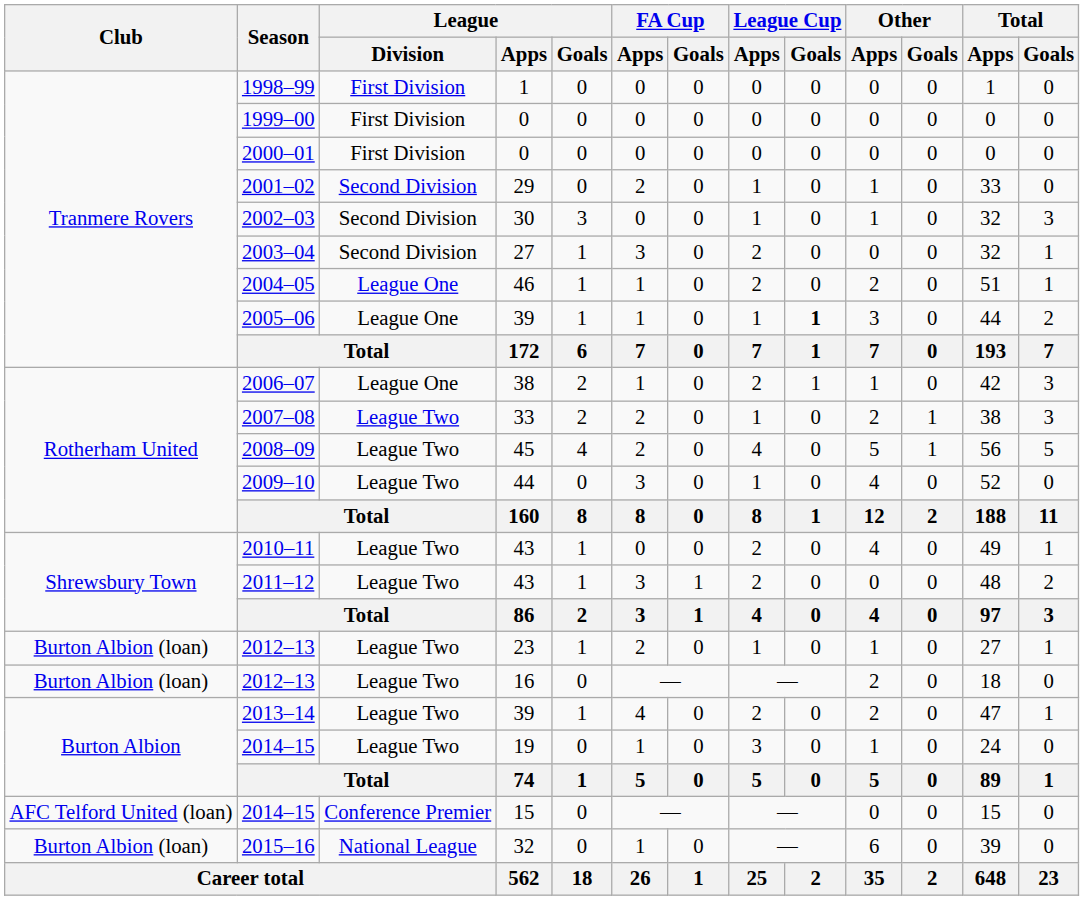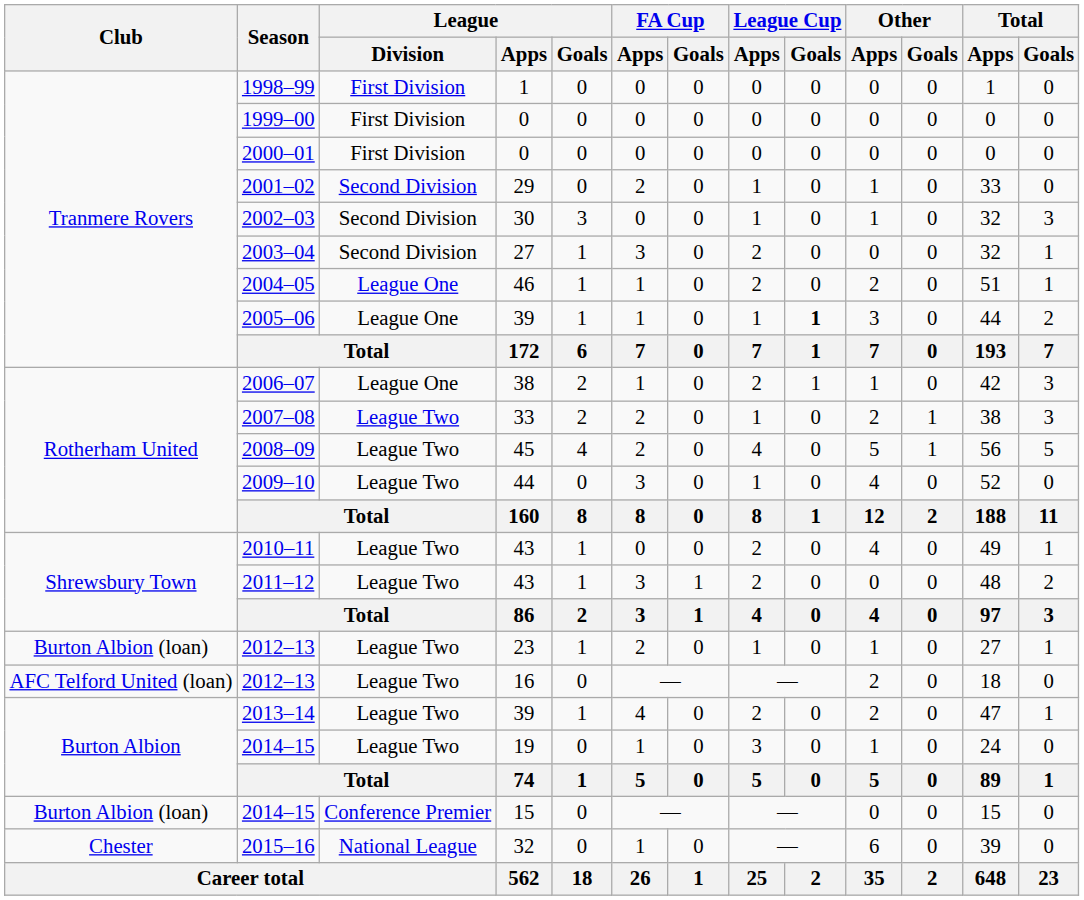(121, 680) Burton Albion (loan) -> (121, 680) AFC Telford United (loan)
(121, 812) AFC Telford United (loan) -> (121, 812) Burton Albion (loan)
(121, 845) Burton Albion (loan) -> (121, 845) Chester
